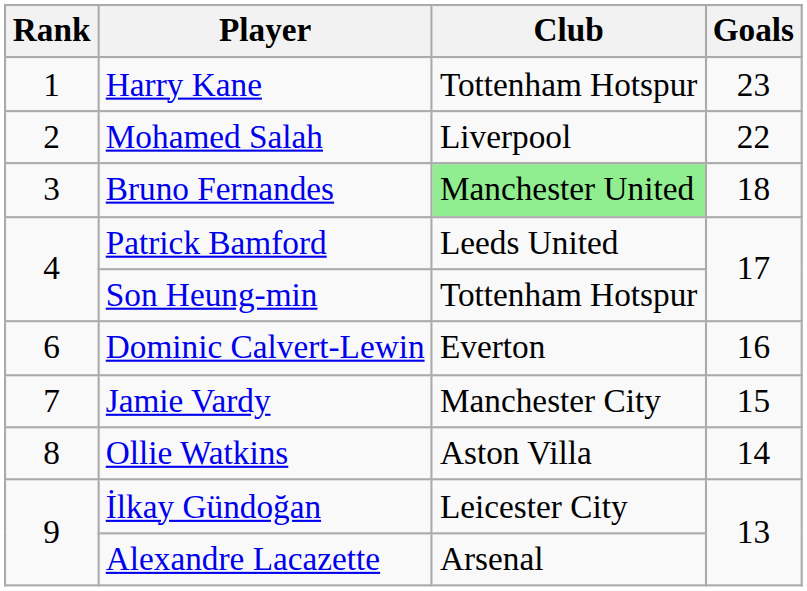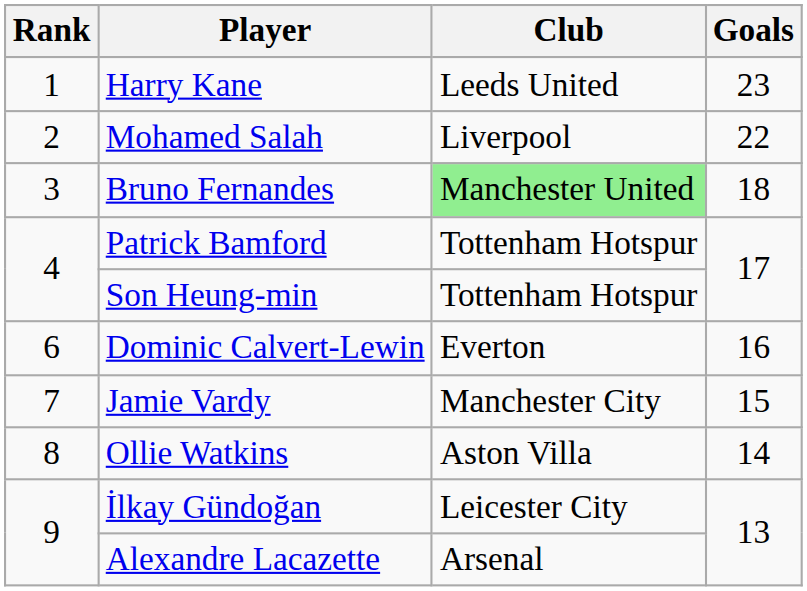(569, 83) Tottenham Hotspur -> (529, 83) Leeds United
(529, 242) Leeds United -> (569, 242) Tottenham Hotspur
